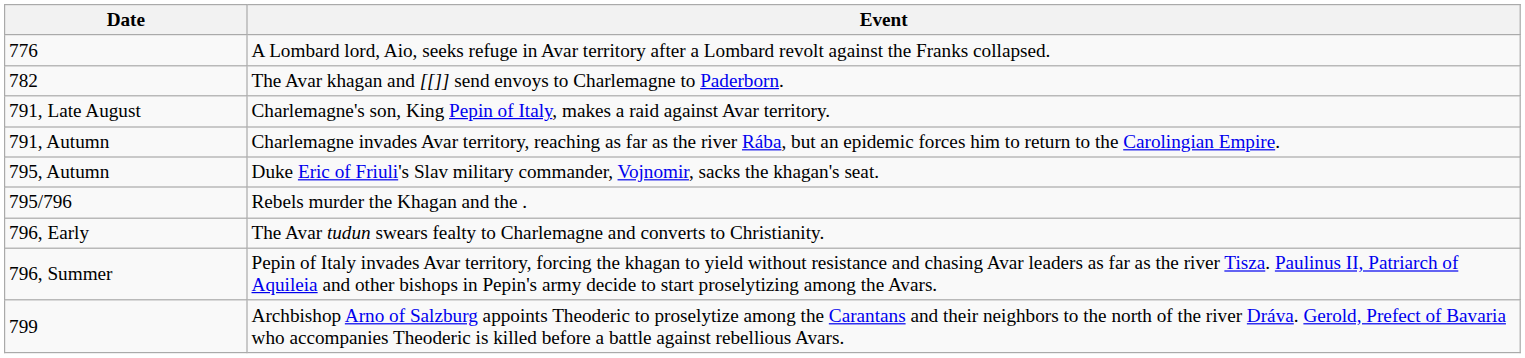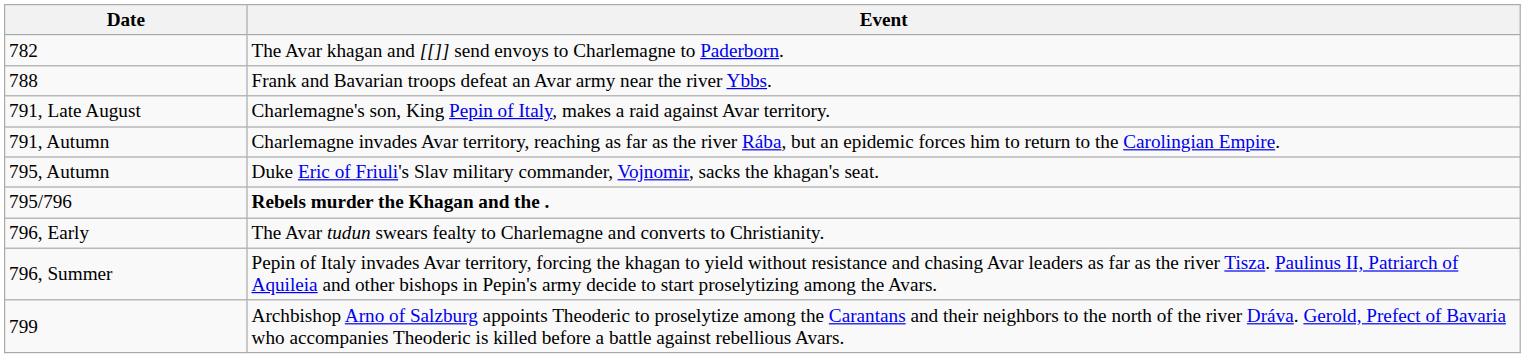- row: (23, 50)
+ row: (23, 80)
(389, 202) normal -> (400, 202) bold
